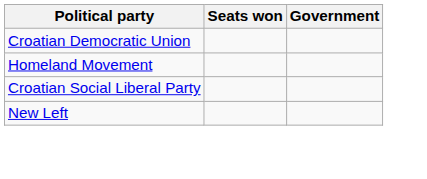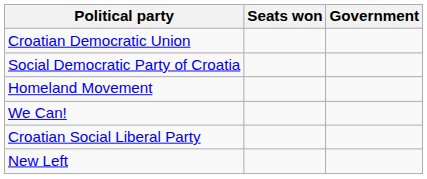+ row: (124, 64)
+ row: (37, 112)
